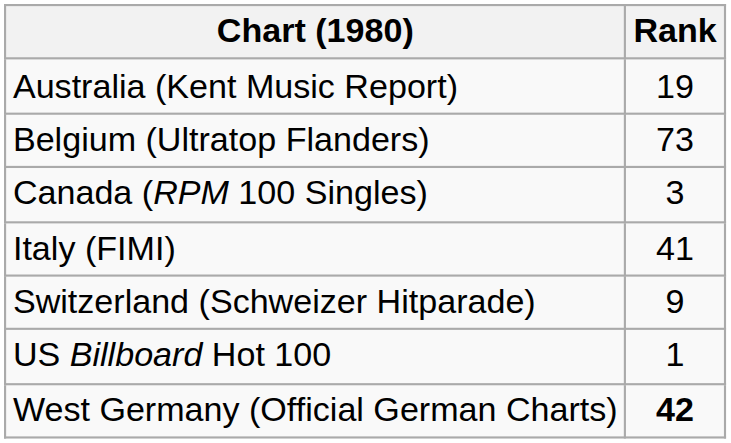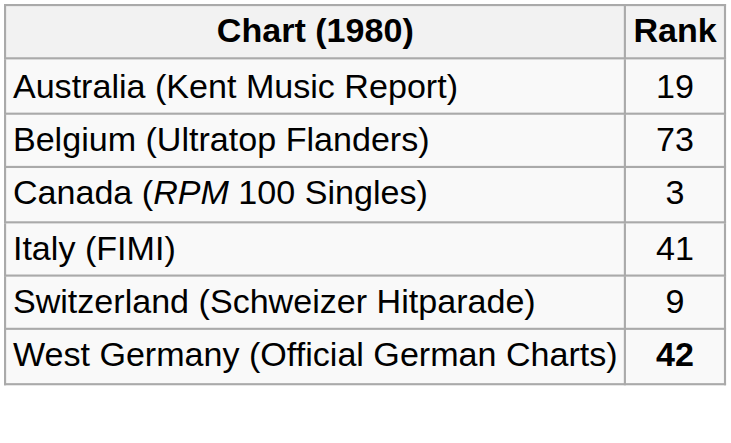- row: (172, 355)
